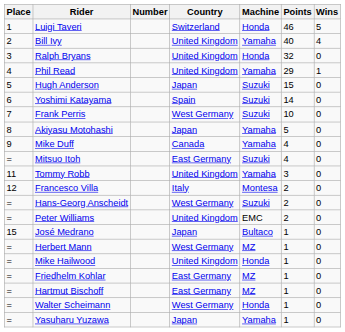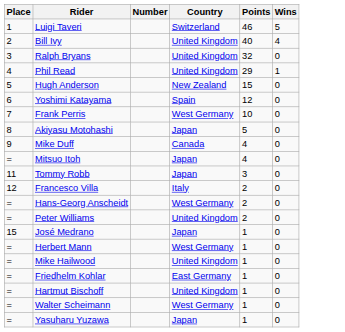- column: (261, 12)
(184, 85) Japan -> (199, 85) New Zealand
(289, 100) 14 -> (247, 100) 12
(201, 159) East Germany -> (184, 159) Japan
(205, 173) United Kingdom -> (184, 173) Japan
(201, 291) East Germany -> (205, 291) United Kingdom
